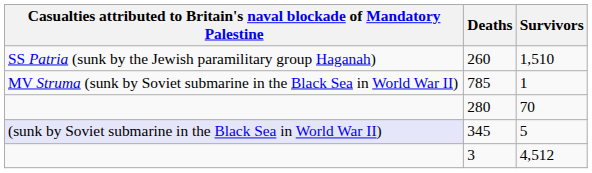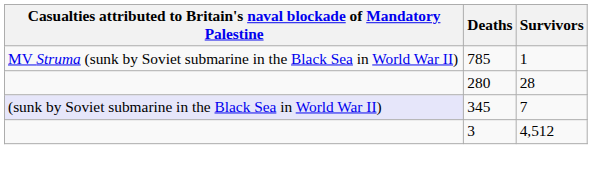- row: (479, 58)
(527, 107) 70 -> (527, 82) 28
(523, 131) 5 -> (523, 107) 7
